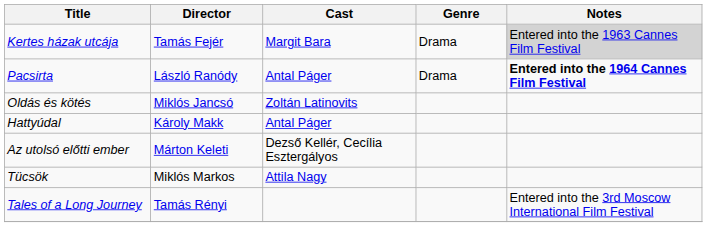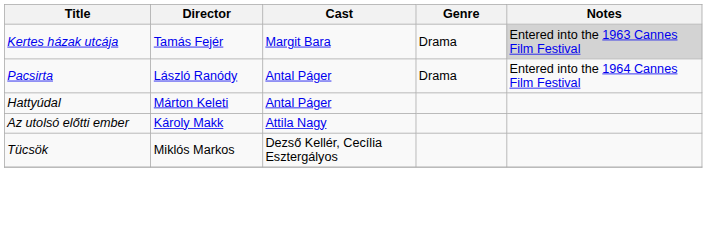(598, 75) bold -> (594, 75) normal
- row: (49, 103)
(189, 123) Károly Makk -> (191, 103) Márton Keleti
(191, 150) Márton Keleti -> (189, 123) Károly Makk
(324, 150) Dezső Kellér, Cecília Esztergályos -> (296, 123) Attila Nagy
(296, 177) Attila Nagy -> (324, 150) Dezső Kellér, Cecília Esztergályos
- row: (75, 204)
